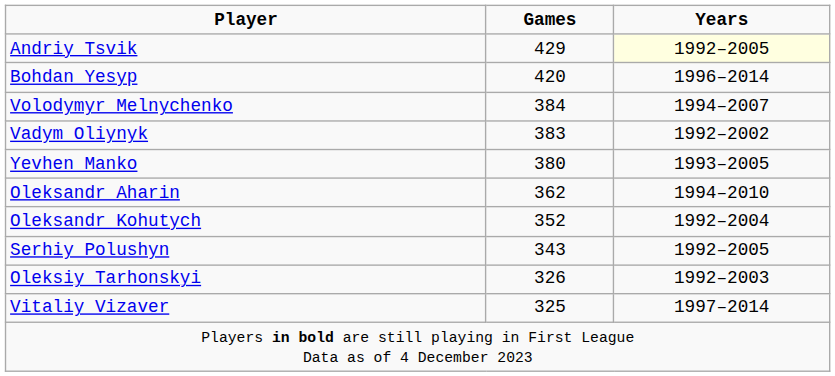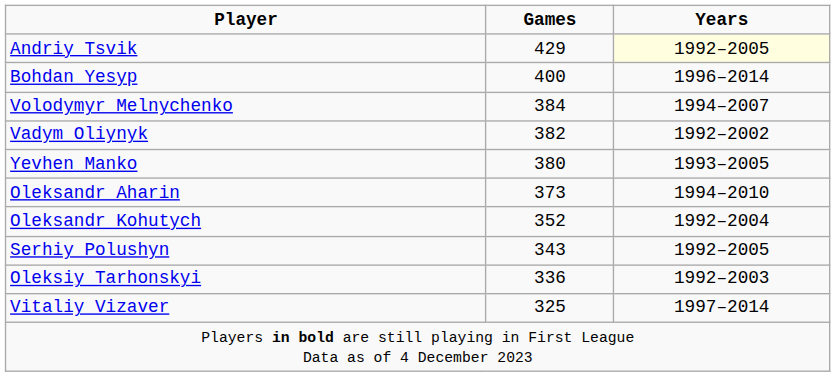(550, 77) 420 -> (550, 77) 400
(550, 135) 383 -> (550, 135) 382
(550, 193) 362 -> (550, 193) 373
(550, 279) 326 -> (550, 279) 336
